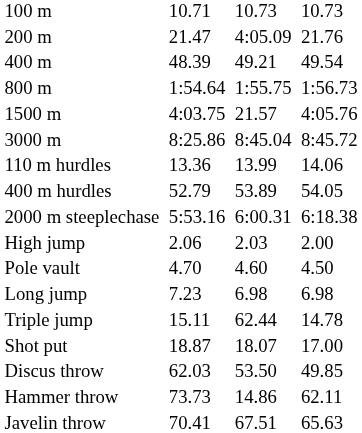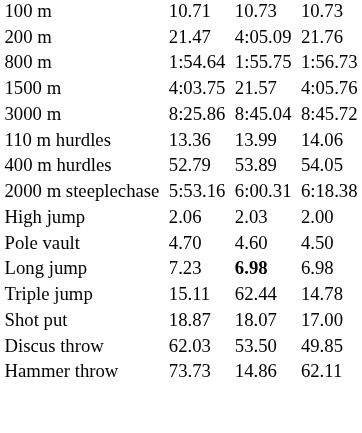- row: (28, 62)
(251, 294) normal -> (251, 268) bold
- row: (55, 422)
